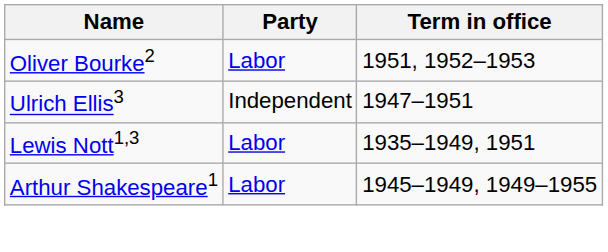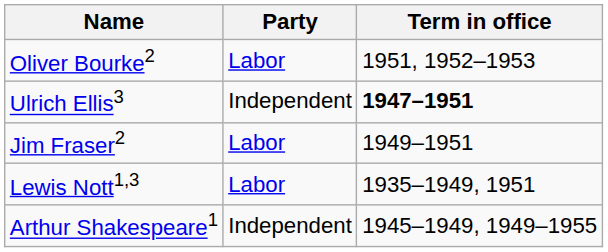(418, 101) normal -> (418, 101) bold
+ row: (67, 142)
(257, 184) Labor -> (290, 225) Independent
